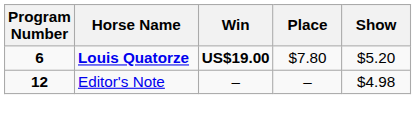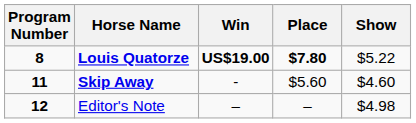(39, 58) 6 -> (39, 58) 8
(307, 58) normal -> (307, 58) bold
(376, 58) $5.20 -> (376, 58) $5.22
+ row: (116, 82)
